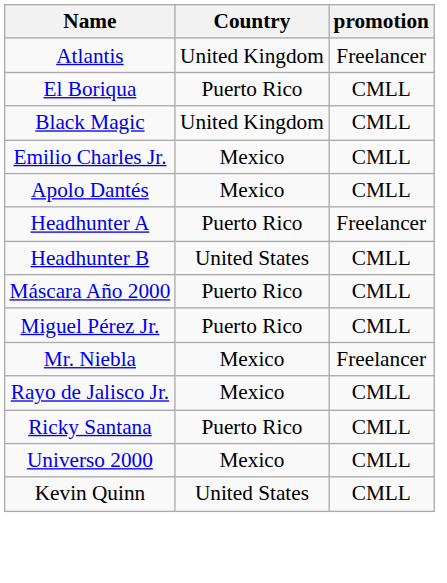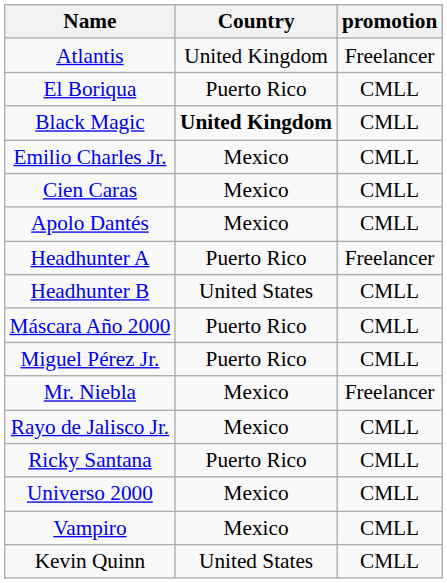(252, 122) normal -> (256, 122) bold
+ row: (90, 190)
+ row: (90, 527)
